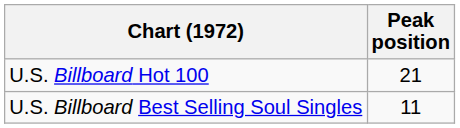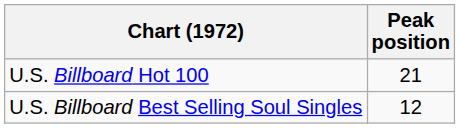(411, 107) 11 -> (411, 107) 12
